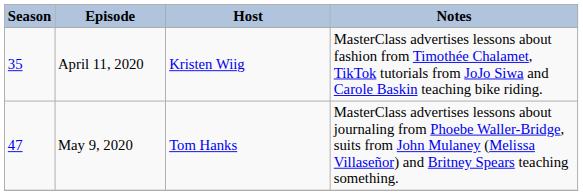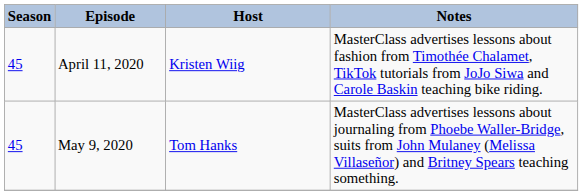(15, 64) 35 -> (15, 64) 45
(15, 145) 47 -> (15, 145) 45
